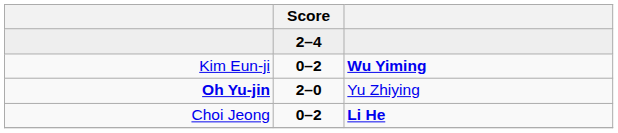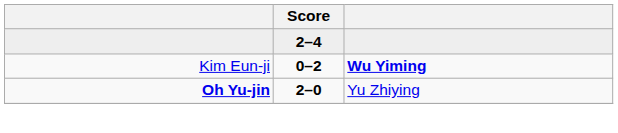- row: (231, 115)
